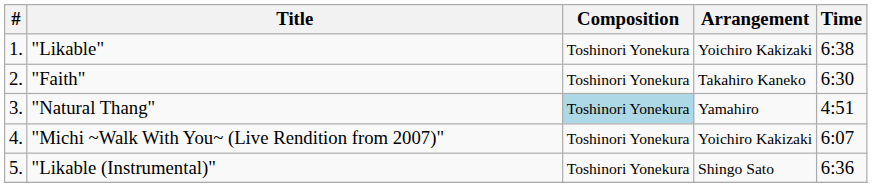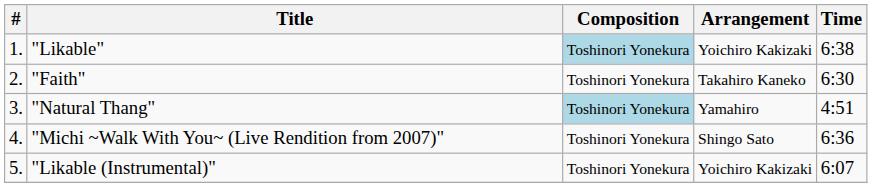(628, 50) no background -> (628, 50) lightblue background
(755, 139) Yoichiro Kakizaki -> (736, 139) Shingo Sato
(837, 138) 6:07 -> (837, 138) 6:36
(736, 168) Shingo Sato -> (755, 168) Yoichiro Kakizaki
(837, 167) 6:36 -> (837, 167) 6:07
